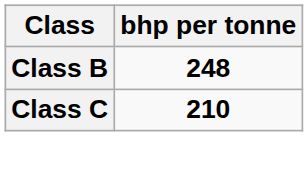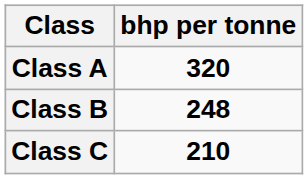+ row: (60, 67)
